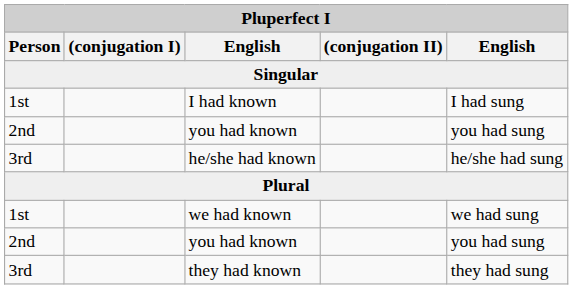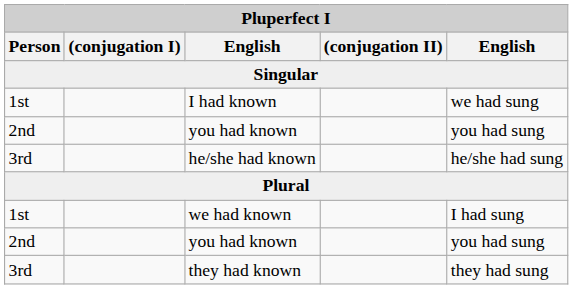(487, 102) I had sung -> (495, 102) we had sung
(495, 213) we had sung -> (487, 213) I had sung
